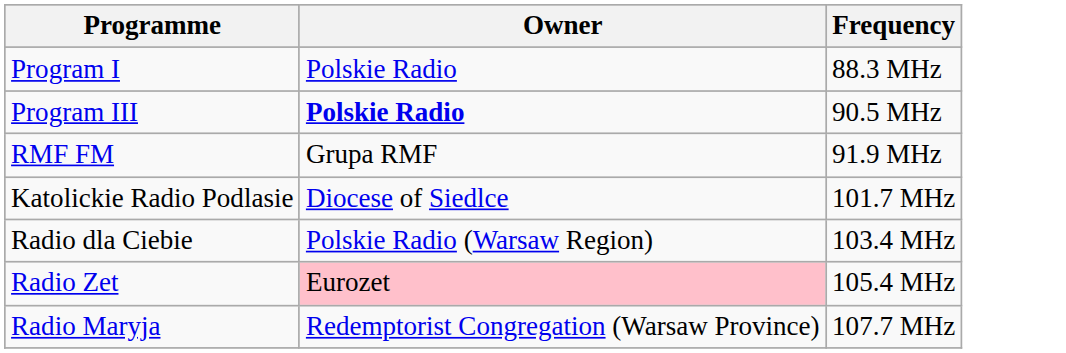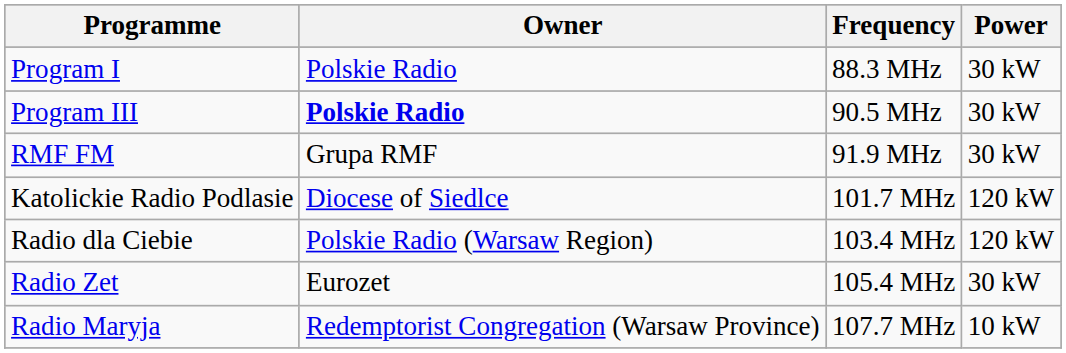+ column: (1011, 25)
(348, 283) pink background -> (348, 283) no background
